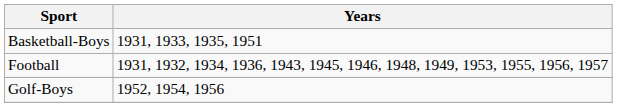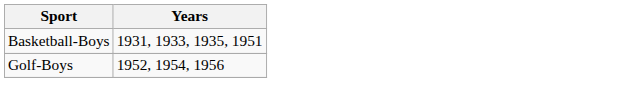- row: (34, 65)
